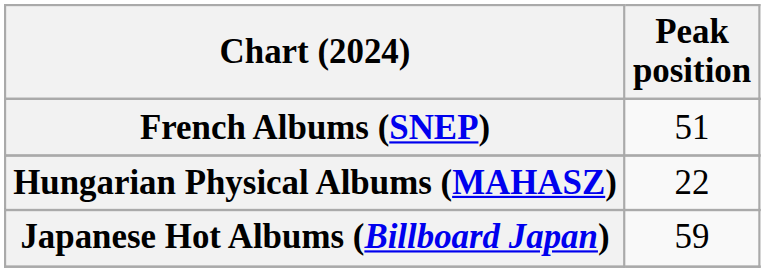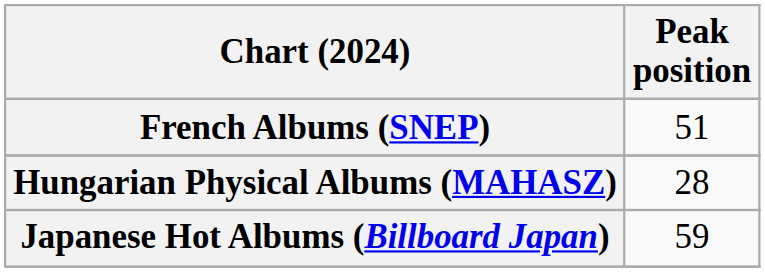(692, 182) 22 -> (692, 182) 28
